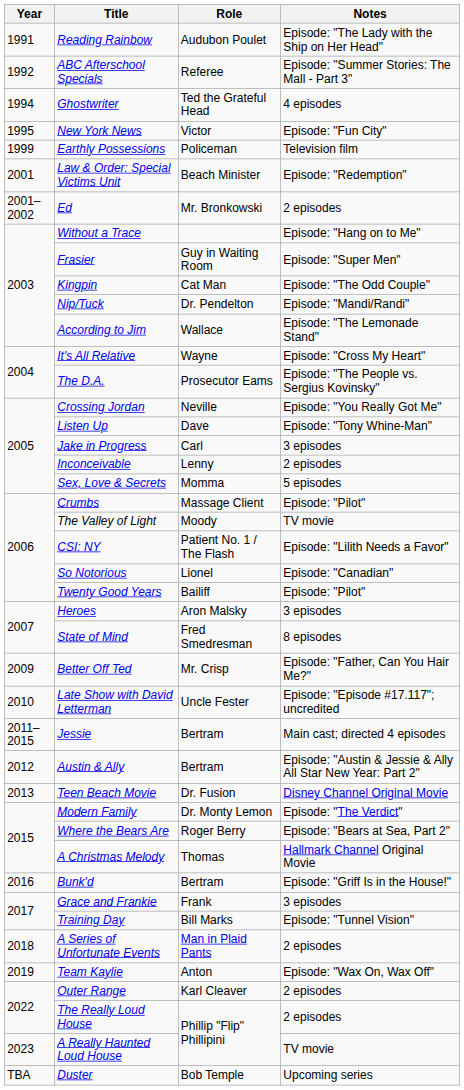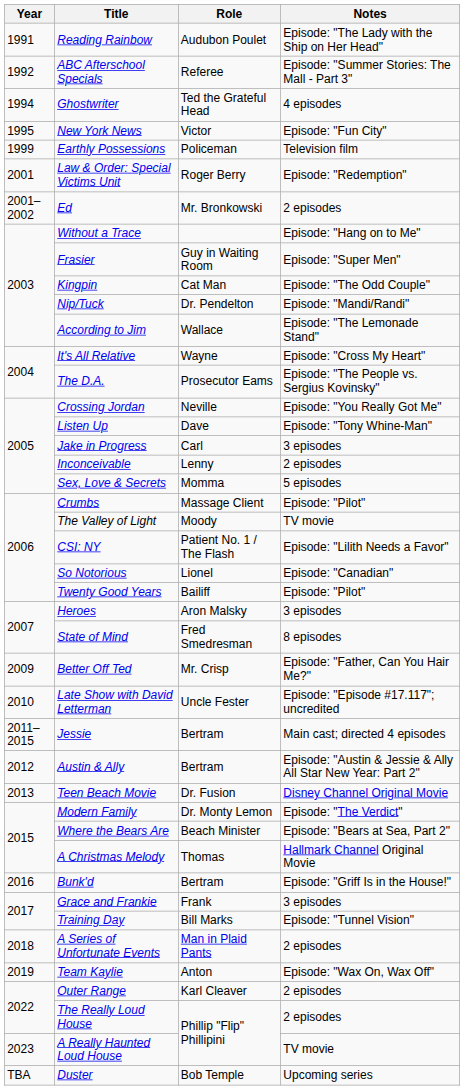(220, 175) Beach Minister -> (213, 175) Roger Berry
(213, 831) Roger Berry -> (220, 831) Beach Minister
